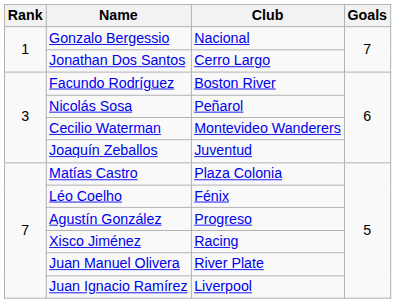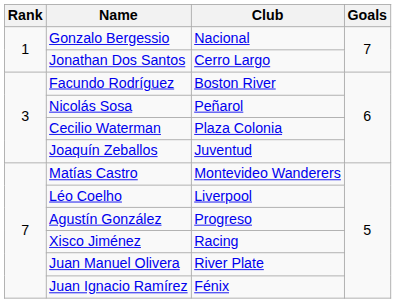(268, 128) Montevideo Wanderers -> (238, 128) Plaza Colonia
(238, 173) Plaza Colonia -> (268, 173) Montevideo Wanderers
(212, 196) Fénix -> (223, 196) Liverpool
(223, 286) Liverpool -> (212, 286) Fénix
